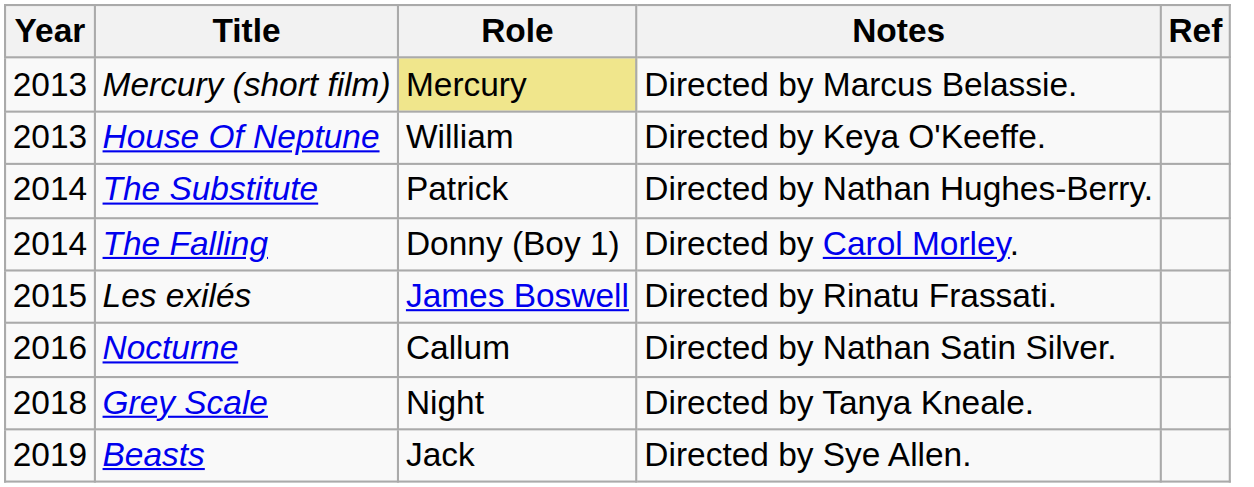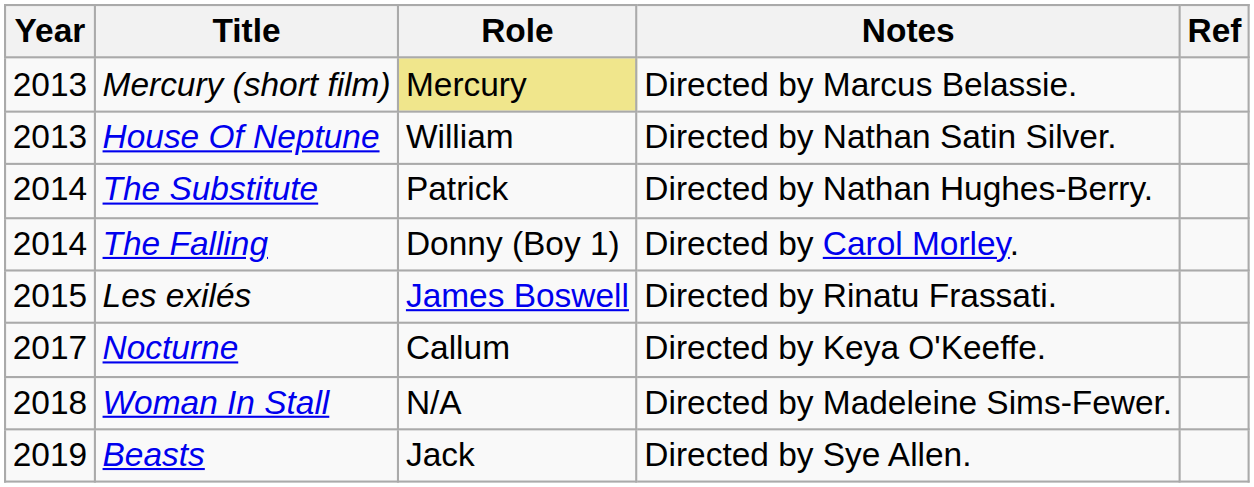(845, 137) Directed by Keya O'Keeffe. -> (880, 137) Directed by Nathan Satin Silver.
(50, 349) 2016 -> (50, 349) 2017
(880, 349) Directed by Nathan Satin Silver. -> (845, 349) Directed by Keya O'Keeffe.
- row: (185, 402)
+ row: (216, 402)
